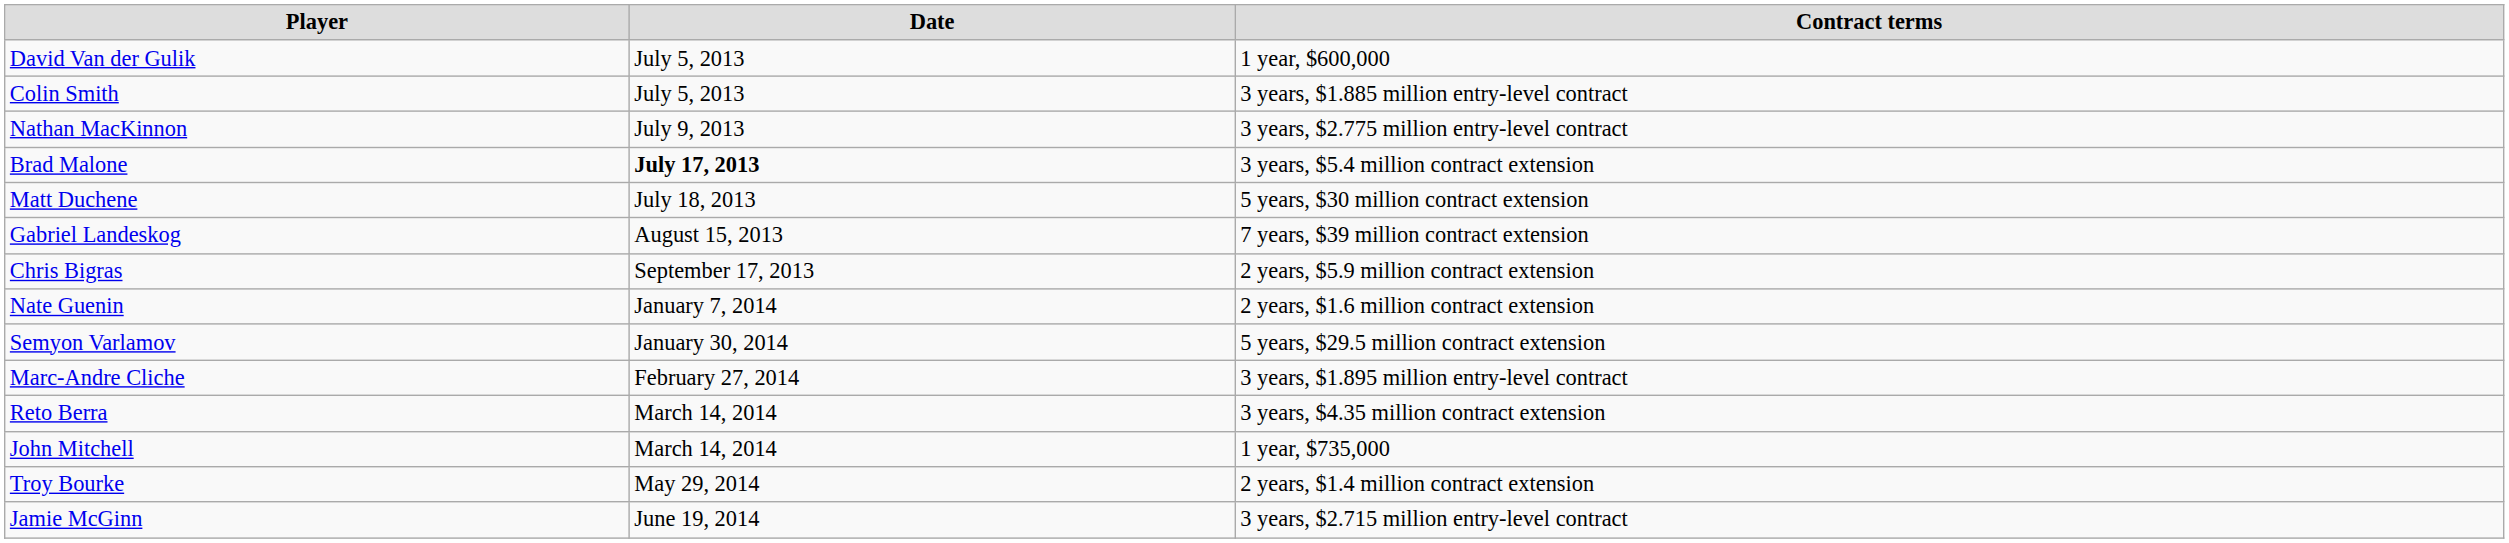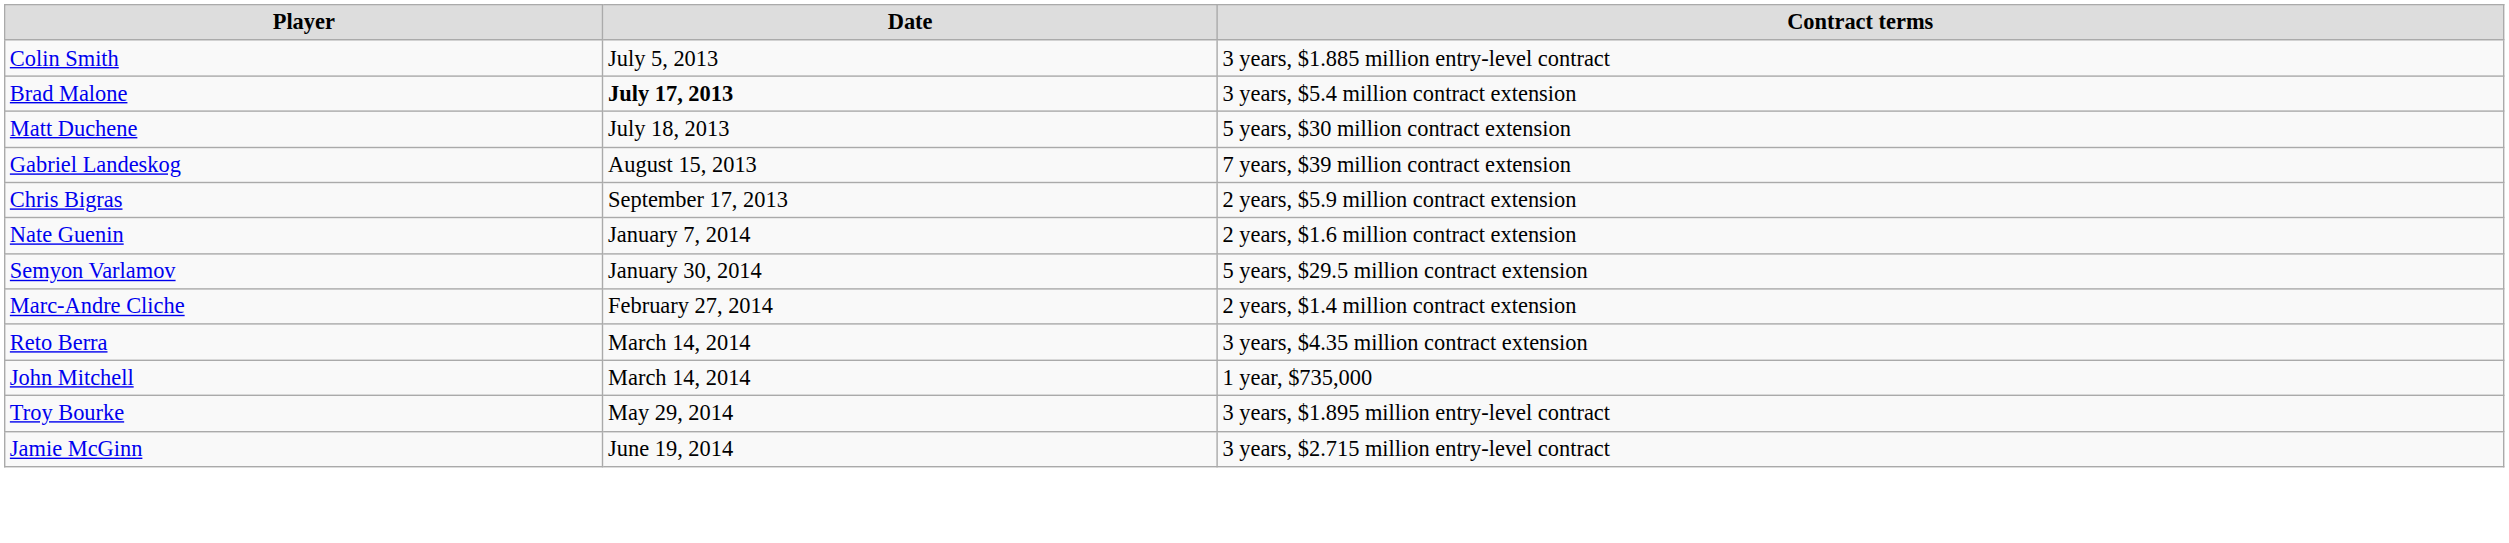- row: (103, 57)
- row: (99, 128)
(1434, 377) 3 years, $1.895 million entry-level contract -> (1399, 306) 2 years, $1.4 million contract extension
(1417, 484) 2 years, $1.4 million contract extension -> (1416, 413) 3 years, $1.895 million entry-level contract
